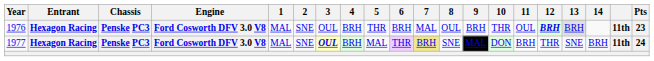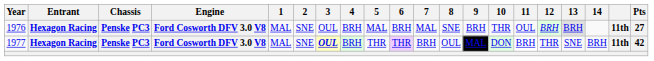(377, 28) THR -> (377, 28) MAL
(451, 28) OUL -> (451, 28) SNE
(550, 28) bold -> (549, 28) normal
(641, 28) 23 -> (639, 28) 27
(377, 44) MAL -> (377, 44) THR
(426, 44) khaki background -> (426, 44) no background
(451, 44) SNE -> (451, 44) OUL
(641, 44) 24 -> (639, 44) 42
